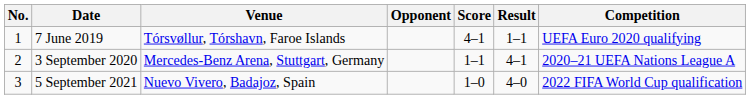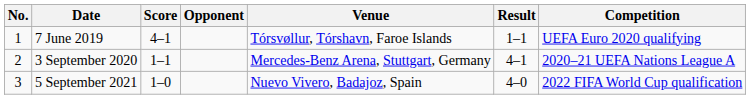columns swapped: (264, 15) <-> (474, 15)
